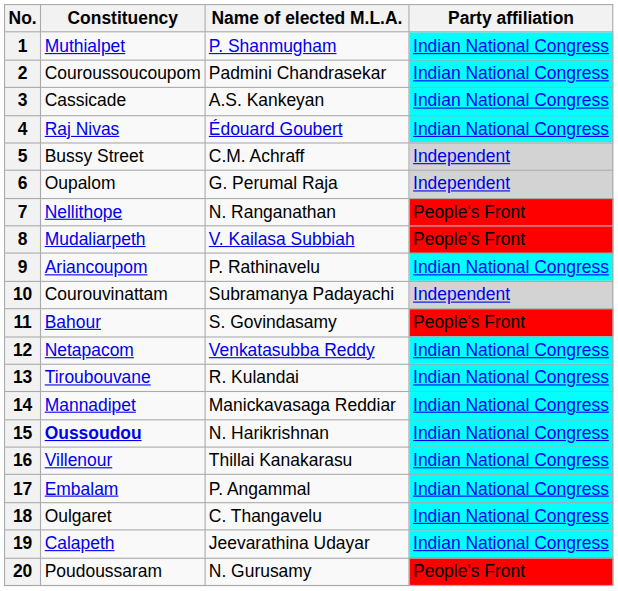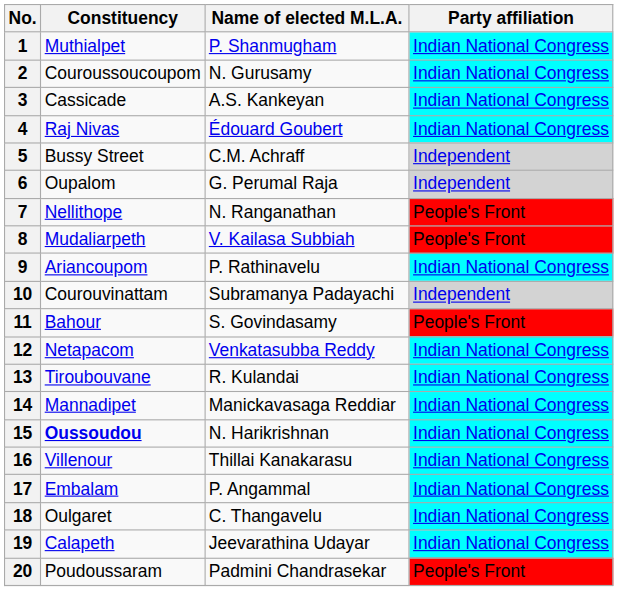(298, 73) Padmini Chandrasekar -> (260, 73) N. Gurusamy
(260, 571) N. Gurusamy -> (298, 571) Padmini Chandrasekar
